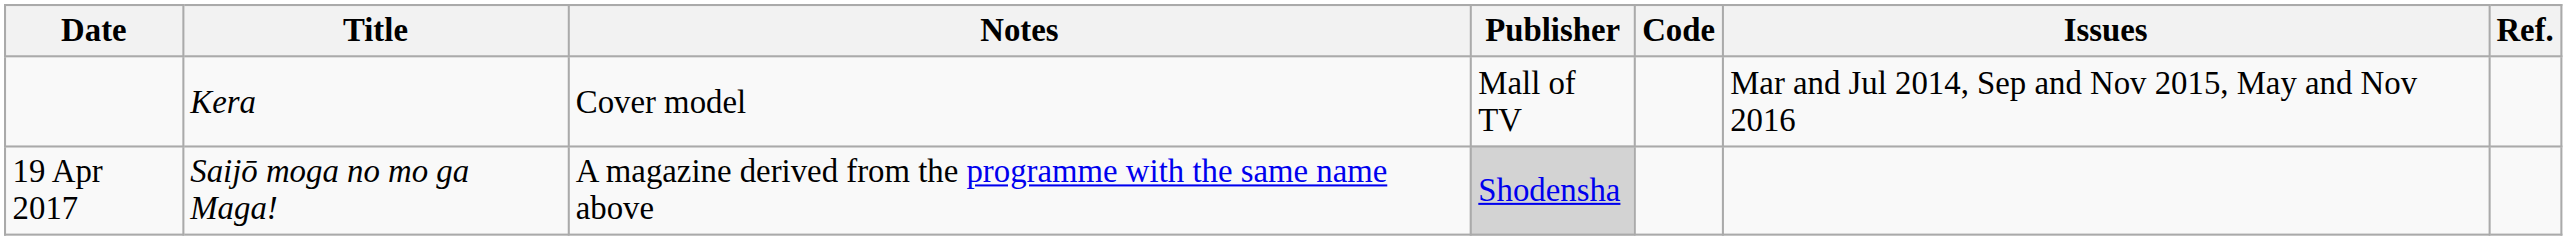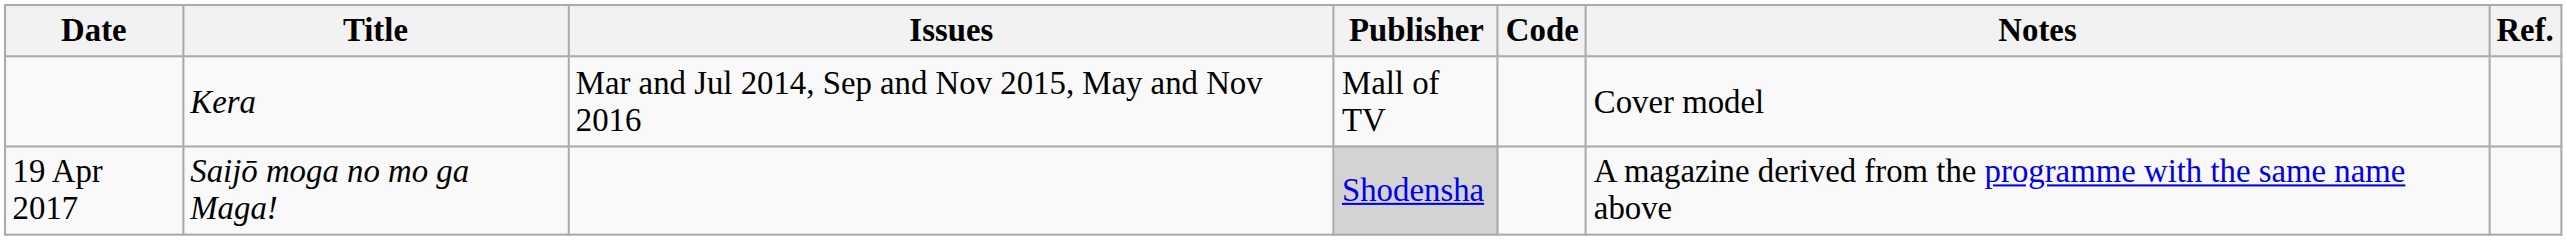columns swapped: (2106, 30) <-> (1019, 30)
